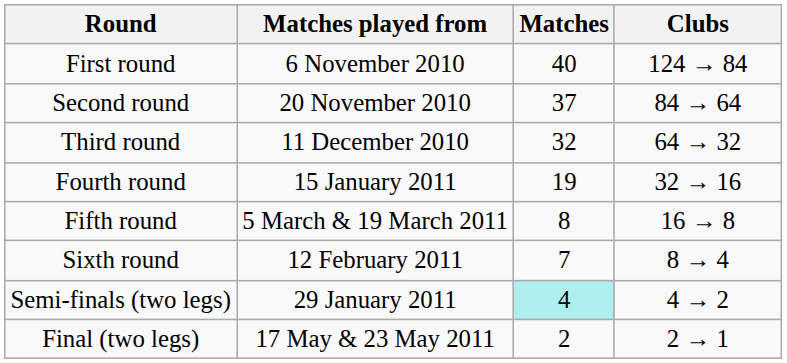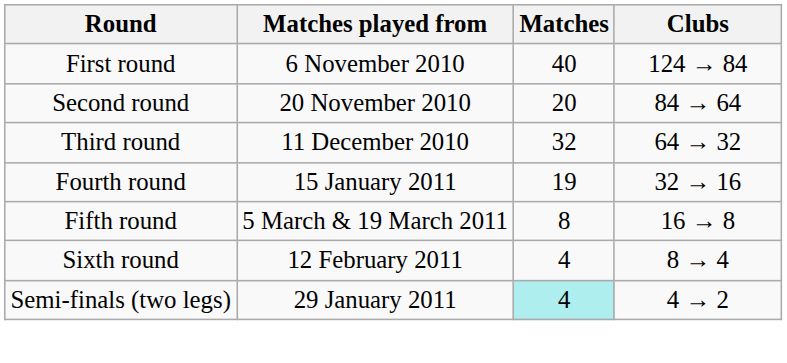(564, 102) 37 -> (564, 102) 20
(564, 260) 7 -> (564, 260) 4
- row: (121, 338)
